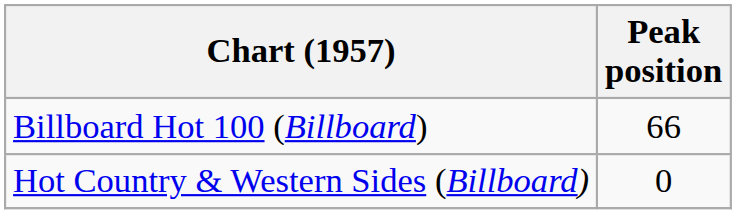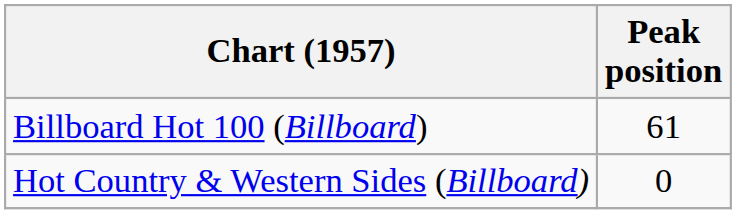(664, 125) 66 -> (664, 125) 61
